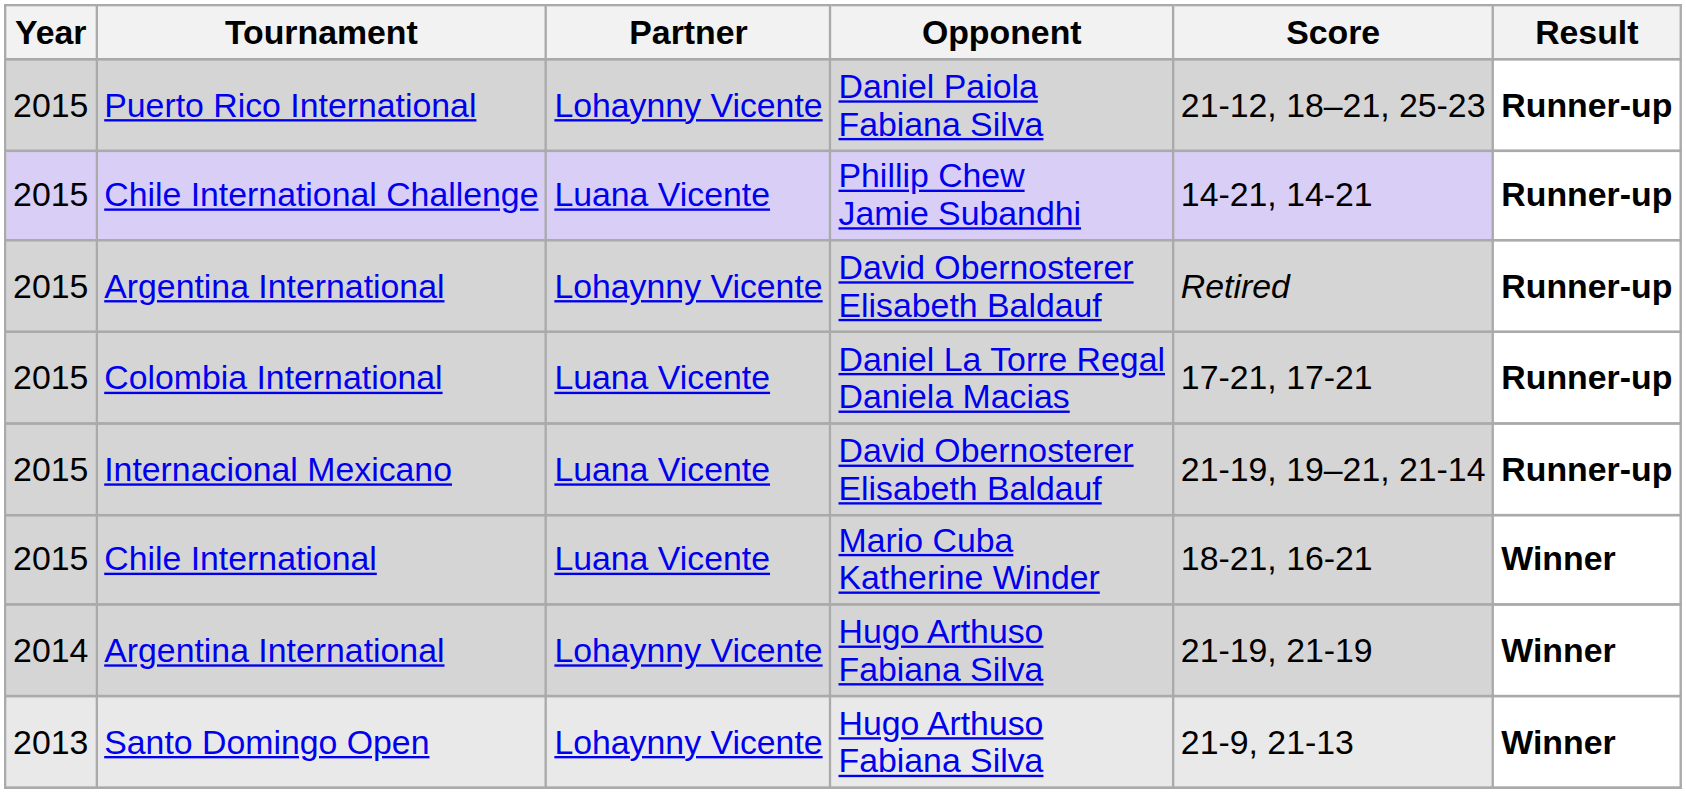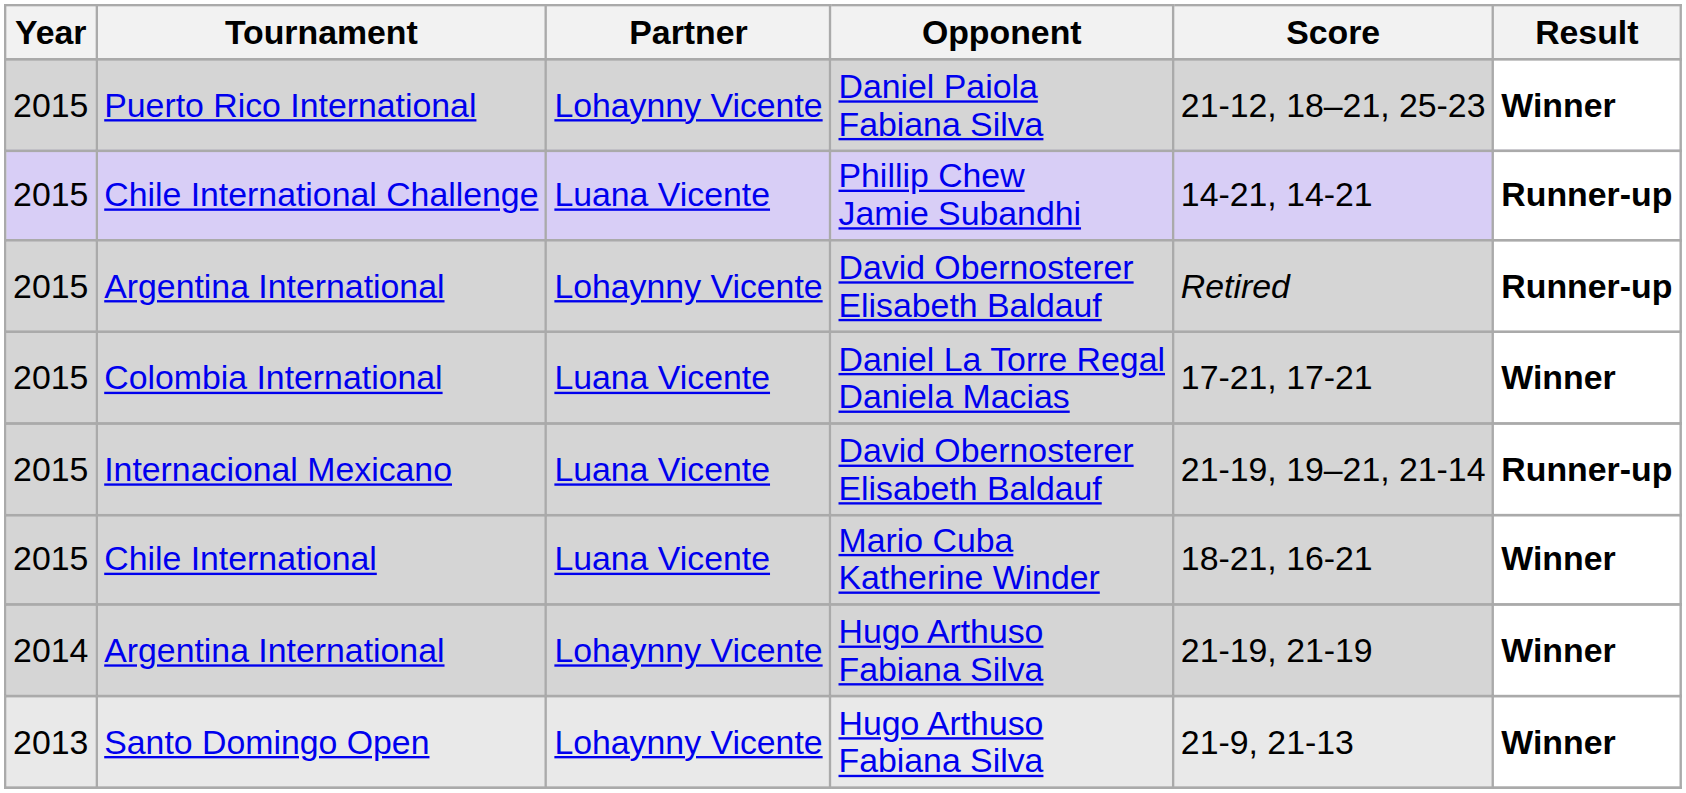(1587, 105) Runner-up -> (1559, 105) Winner
(1587, 378) Runner-up -> (1559, 378) Winner
